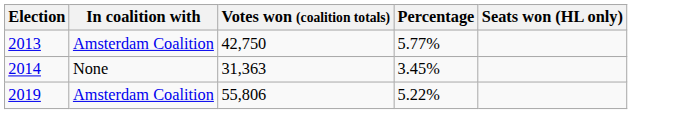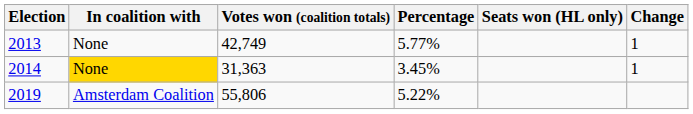+ column: (657, 17)
(143, 43) Amsterdam Coalition -> (91, 43) None
(244, 43) 42,750 -> (244, 43) 42,749
(91, 69) no background -> (91, 69) gold background
